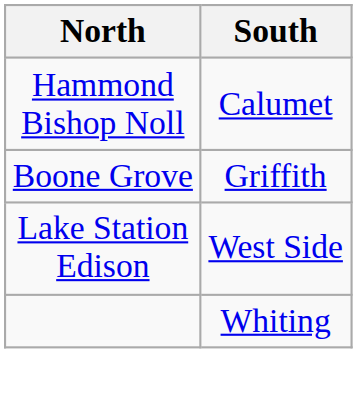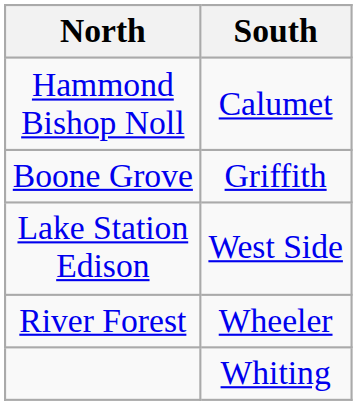+ row: (103, 319)
